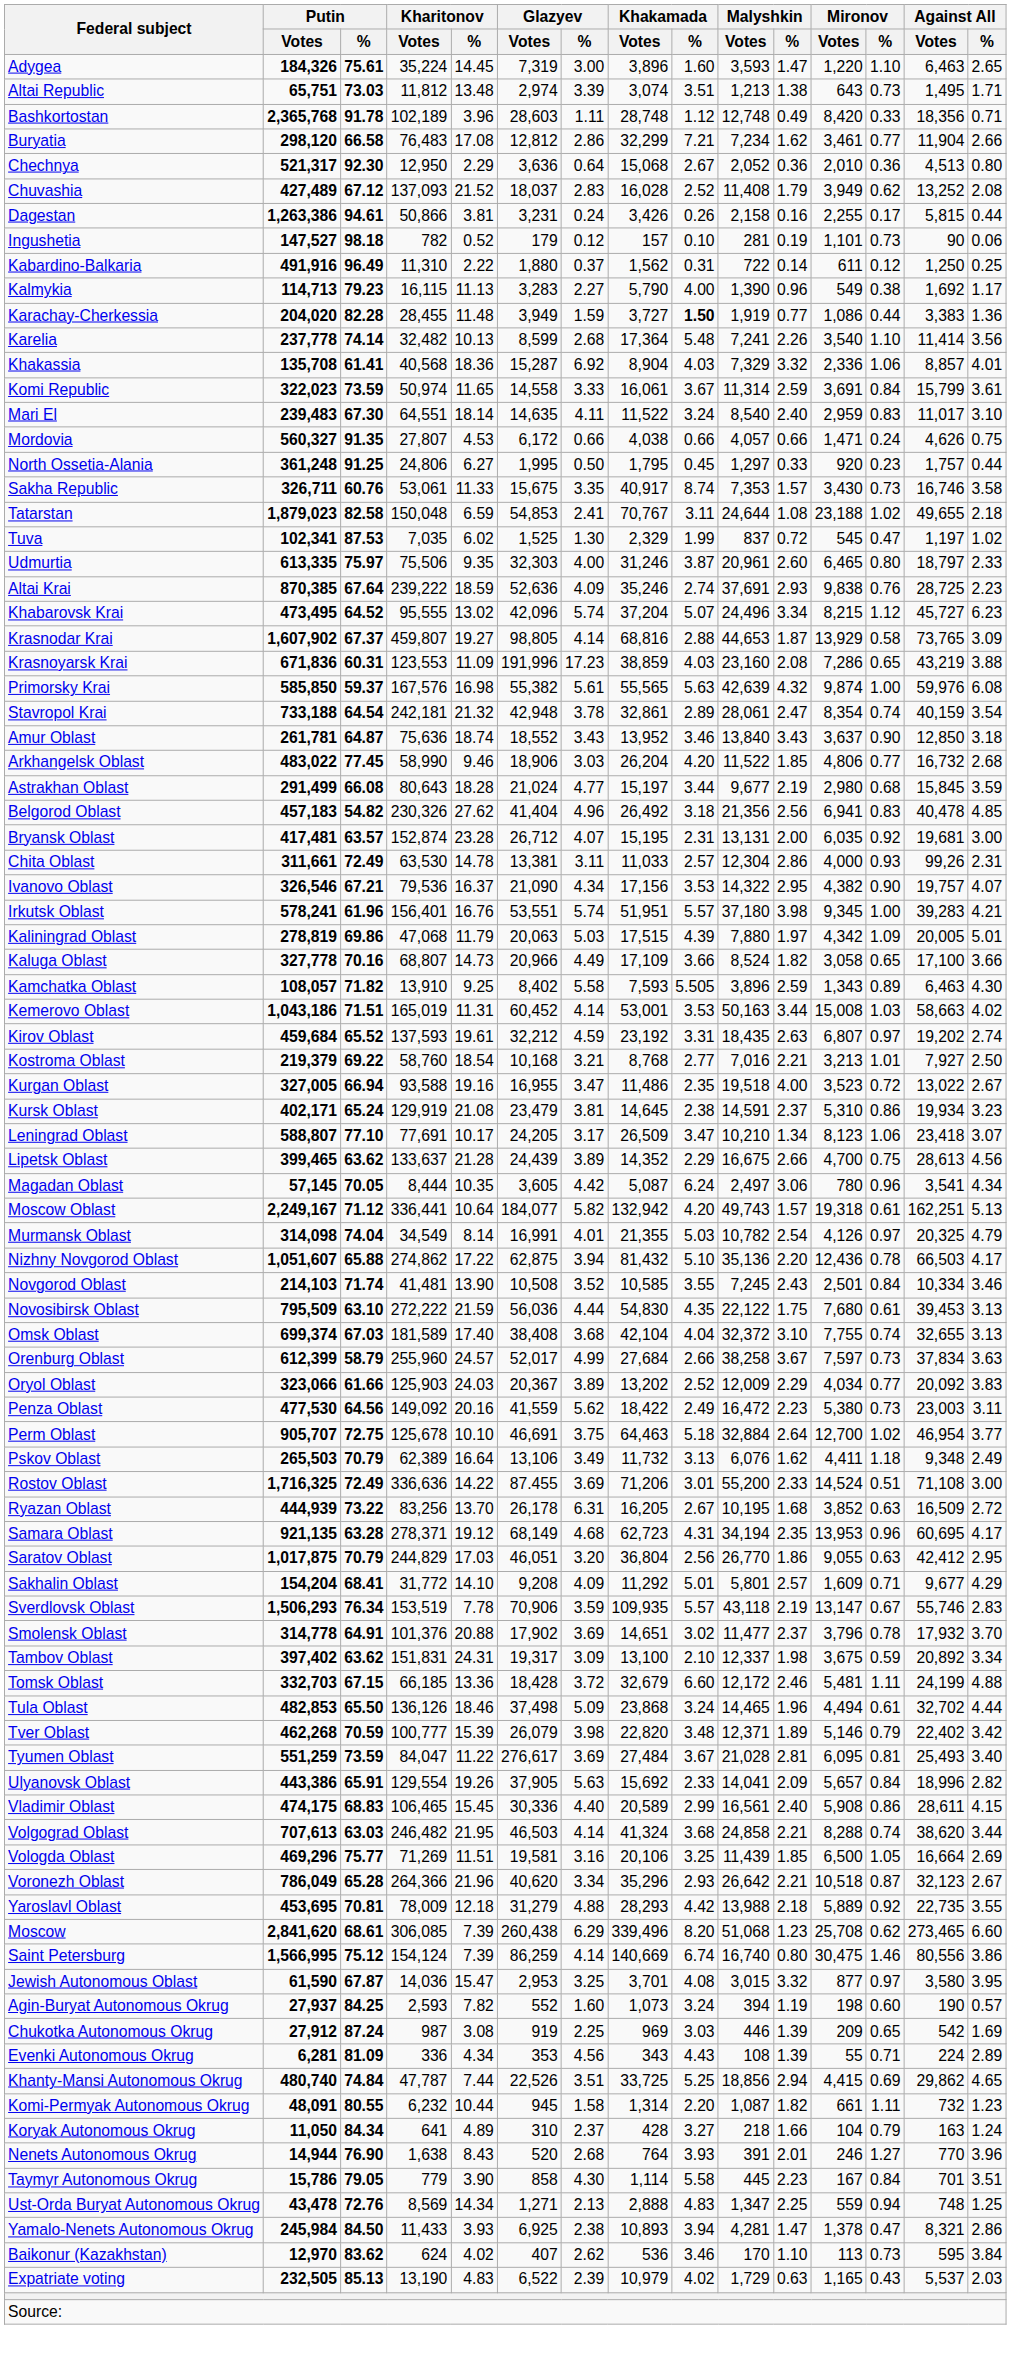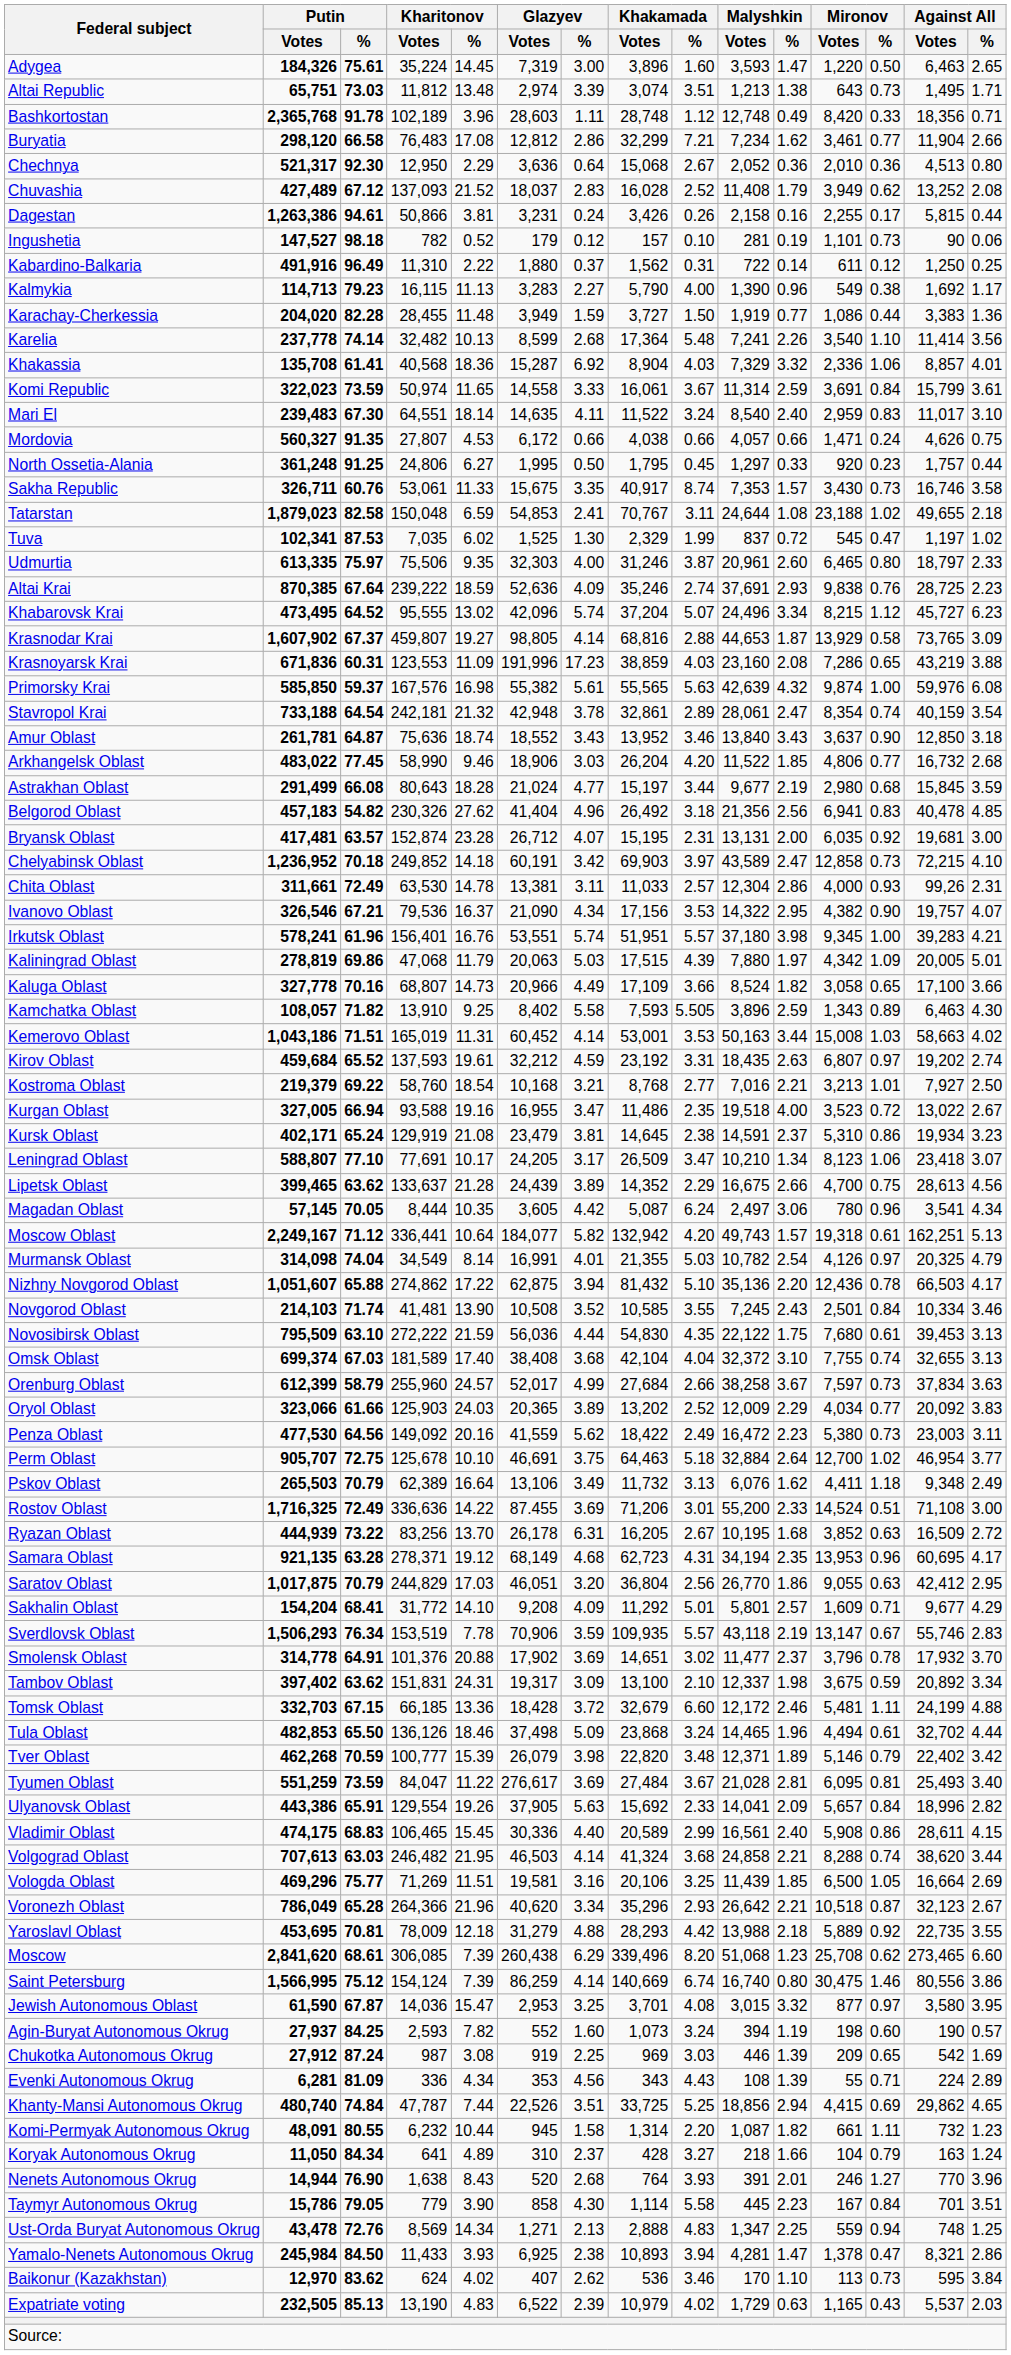(885, 66) 1.10 -> (885, 66) 0.50
(699, 315) bold -> (699, 315) normal
+ row: (76, 862)
(534, 1384) 20,367 -> (534, 1409) 20,365
